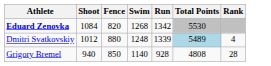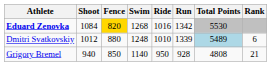+ column: (162, 12)
(114, 26) no background -> (114, 26) gold background
(233, 40) 4 -> (255, 40) 6
(233, 54) 28 -> (255, 54) 21
